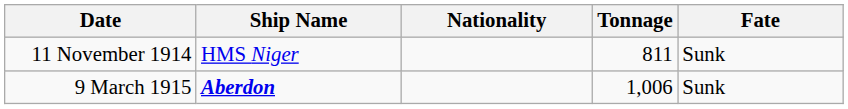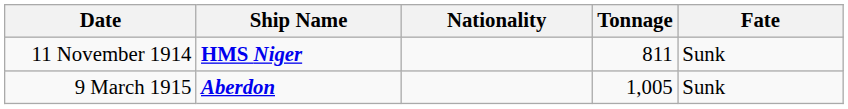(250, 53) normal -> (252, 53) bold
(649, 86) 1,006 -> (649, 86) 1,005
